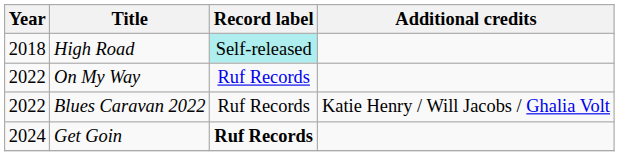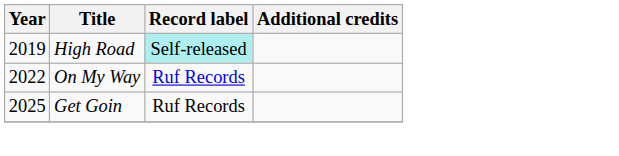(27, 48) 2018 -> (27, 48) 2019
- row: (130, 106)
(27, 135) 2024 -> (27, 106) 2025
(264, 135) bold -> (199, 106) normal
